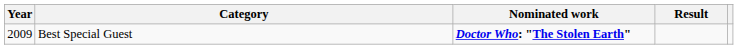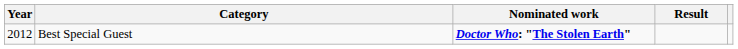(20, 34) 2009 -> (20, 34) 2012
